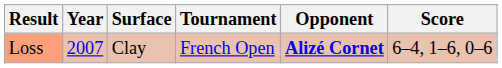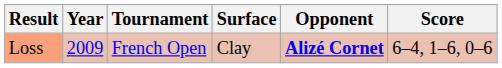columns swapped: (228, 18) <-> (142, 18)
(85, 47) 2007 -> (85, 47) 2009
